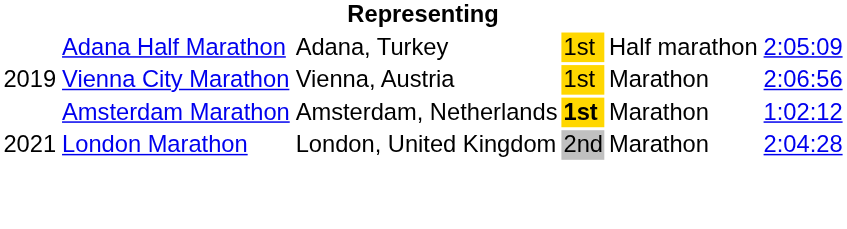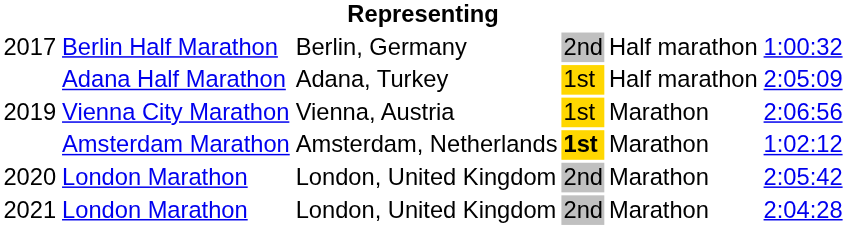+ row: (30, 47)
+ row: (30, 177)
